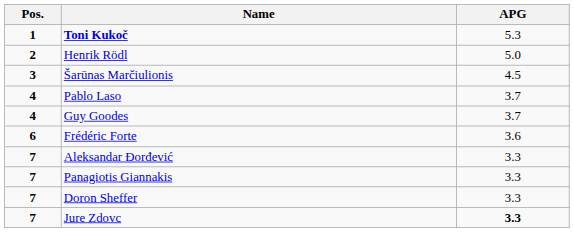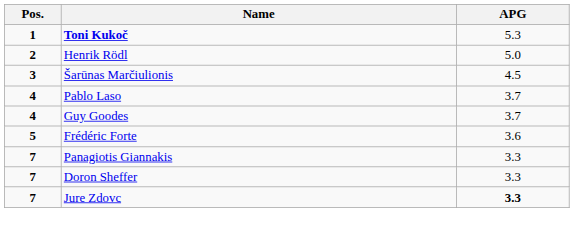(33, 136) 6 -> (33, 136) 5
- row: (118, 156)
